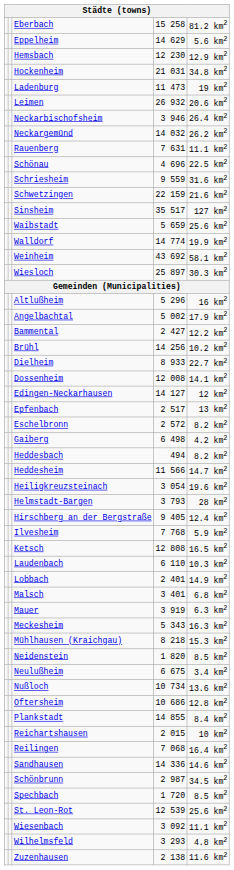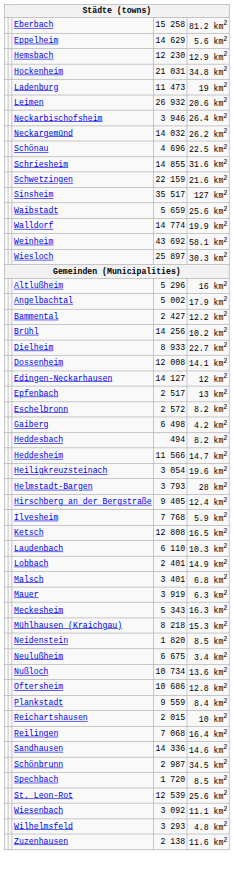- row: (36, 149)
(173, 180) 9 559 -> (170, 164) 14 855
(170, 718) 14 855 -> (173, 703) 9 559
